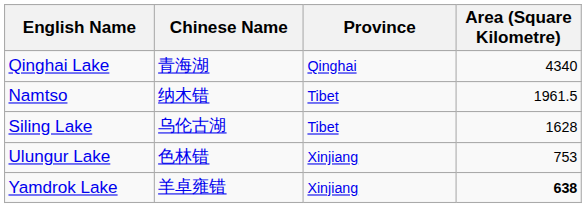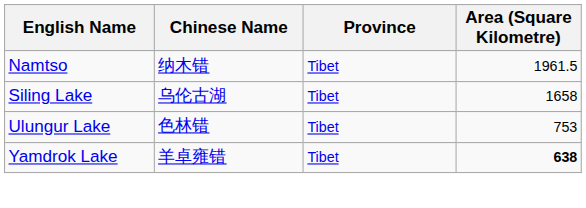- row: (59, 66)
(561, 127) 1628 -> (561, 97) 1658
(333, 158) Xinjiang -> (323, 127) Tibet
(333, 188) Xinjiang -> (323, 158) Tibet
